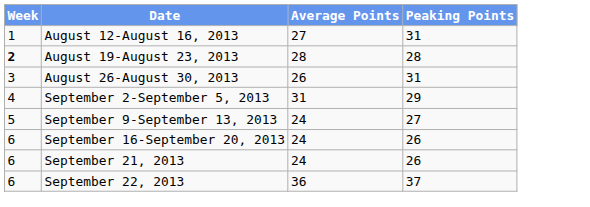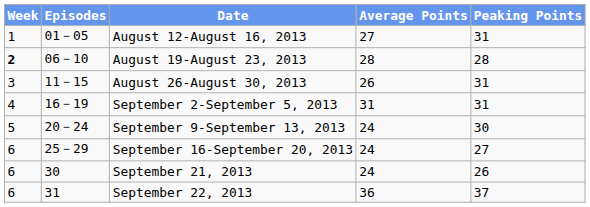+ column: (76, 15)
(413, 98) 29 -> (482, 104) 31
(413, 119) 27 -> (482, 127) 30
(413, 140) 26 -> (482, 150) 27
